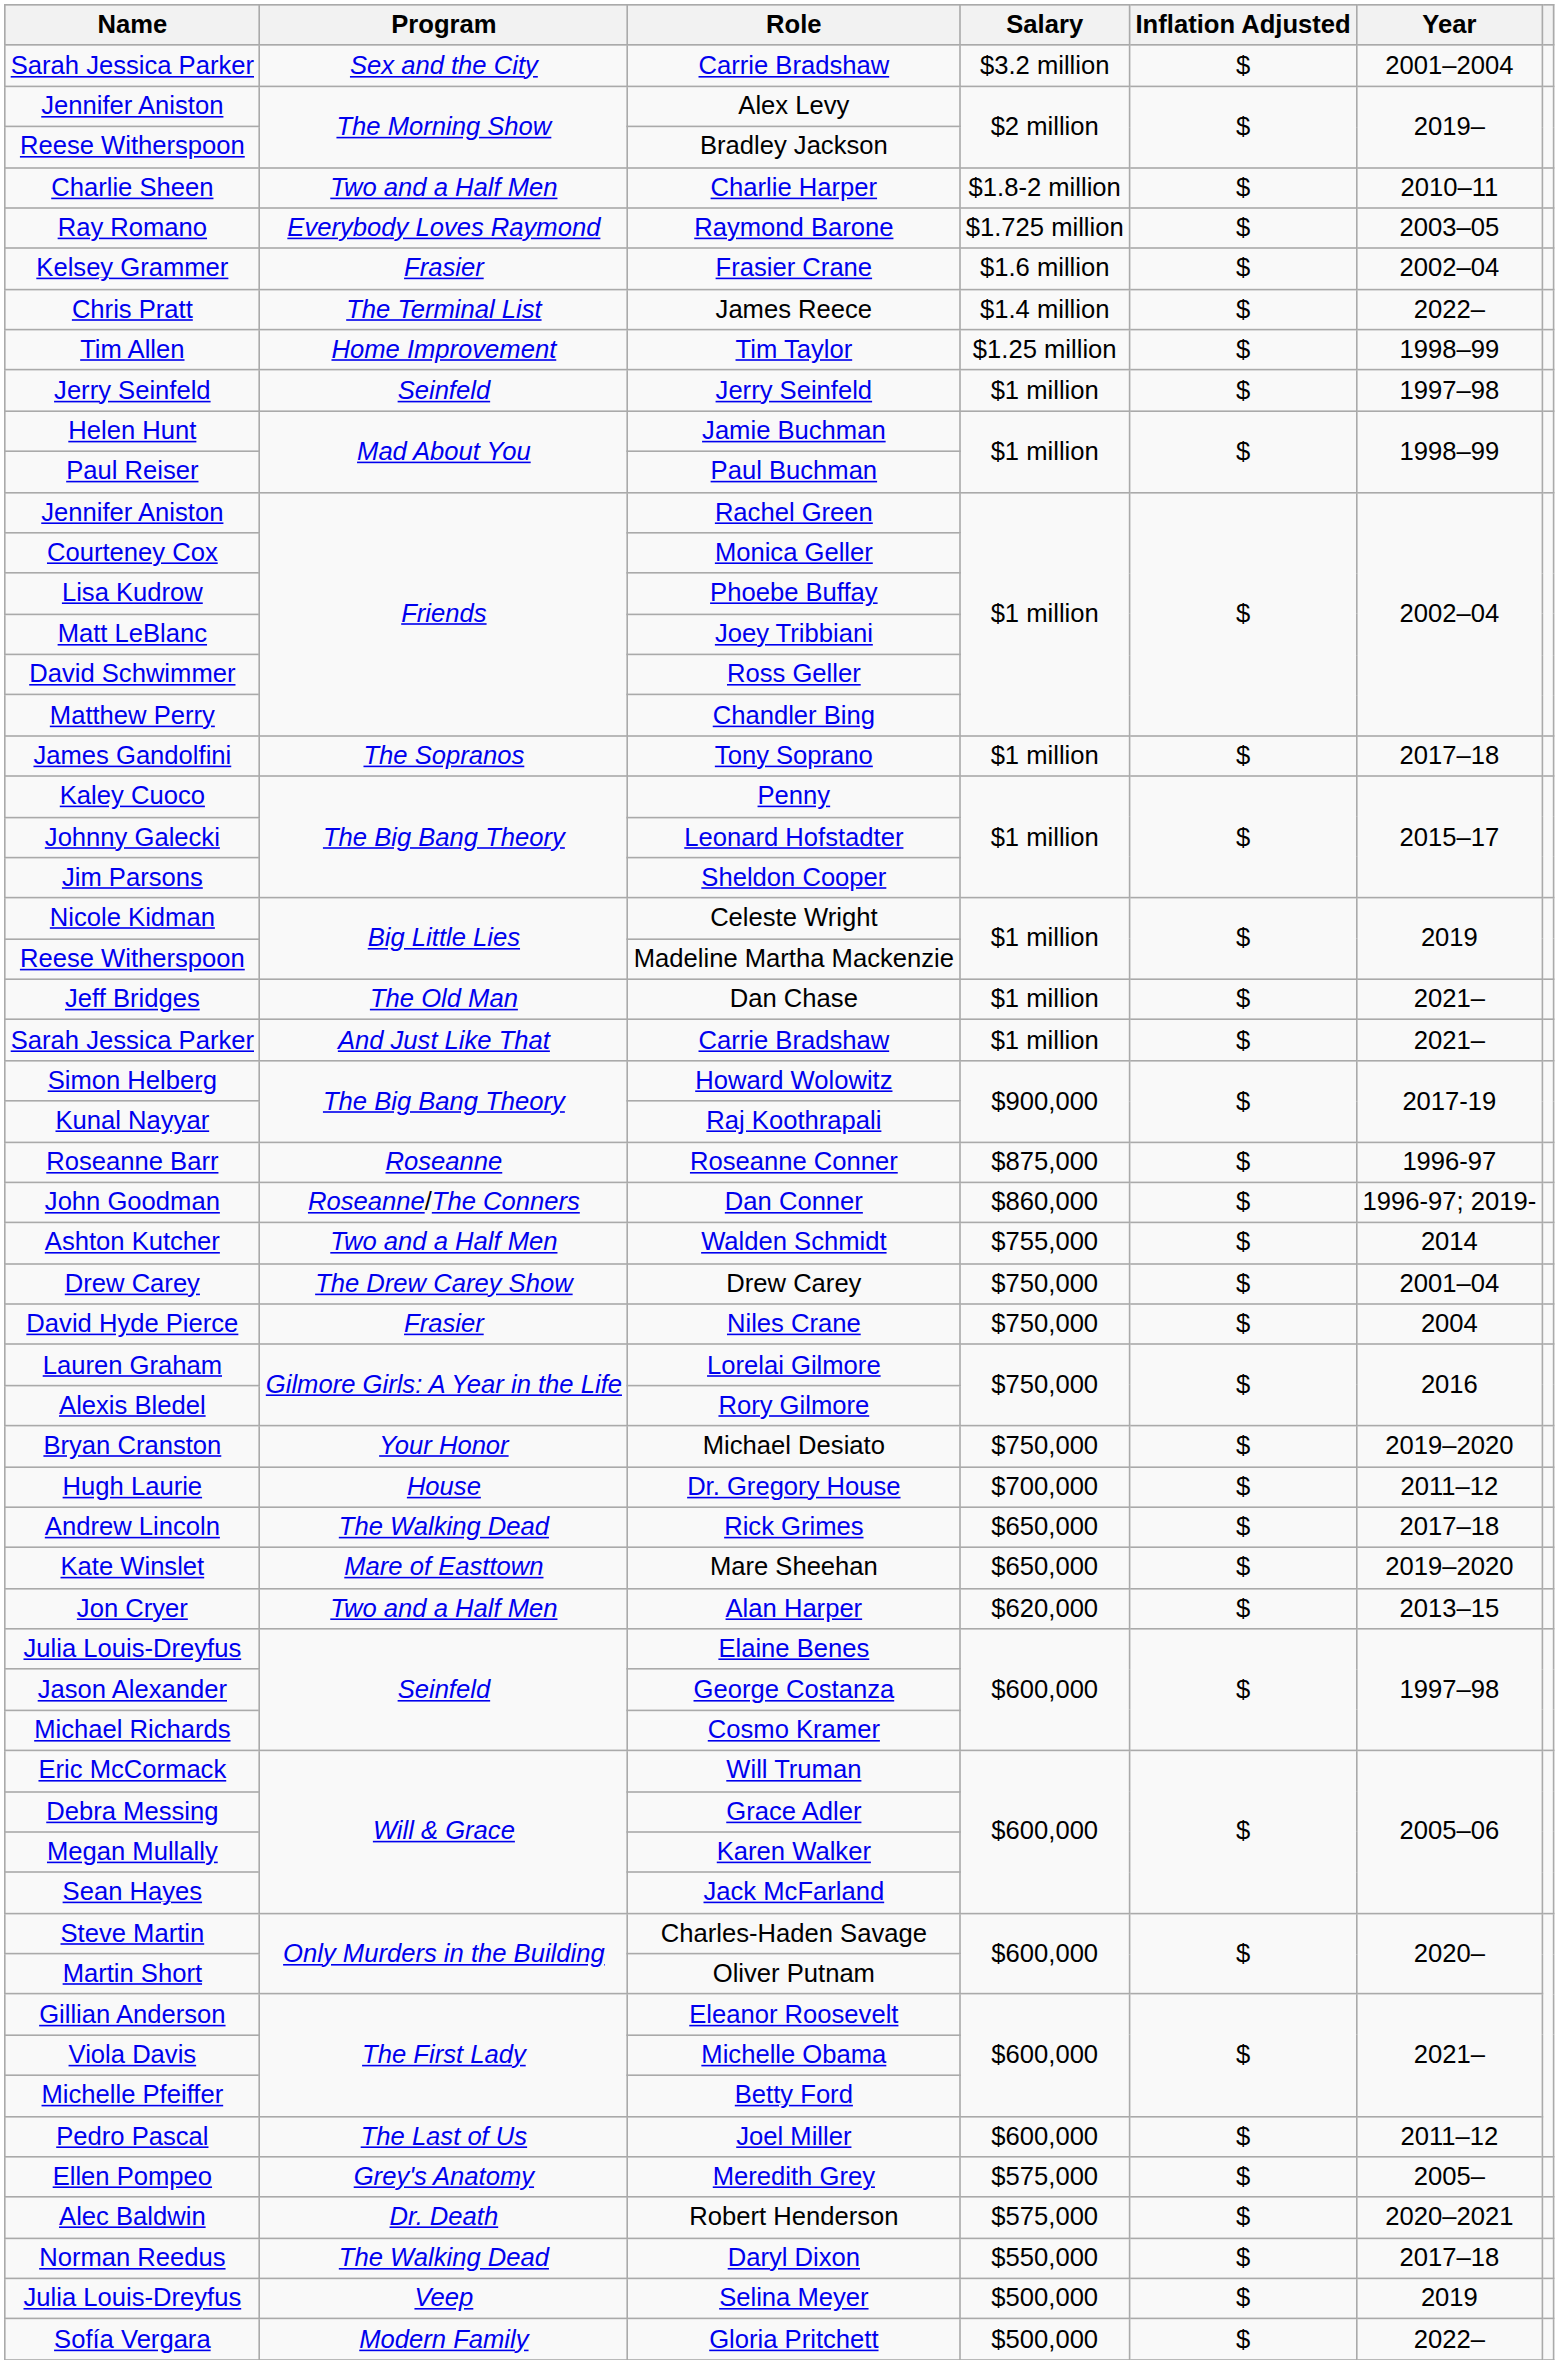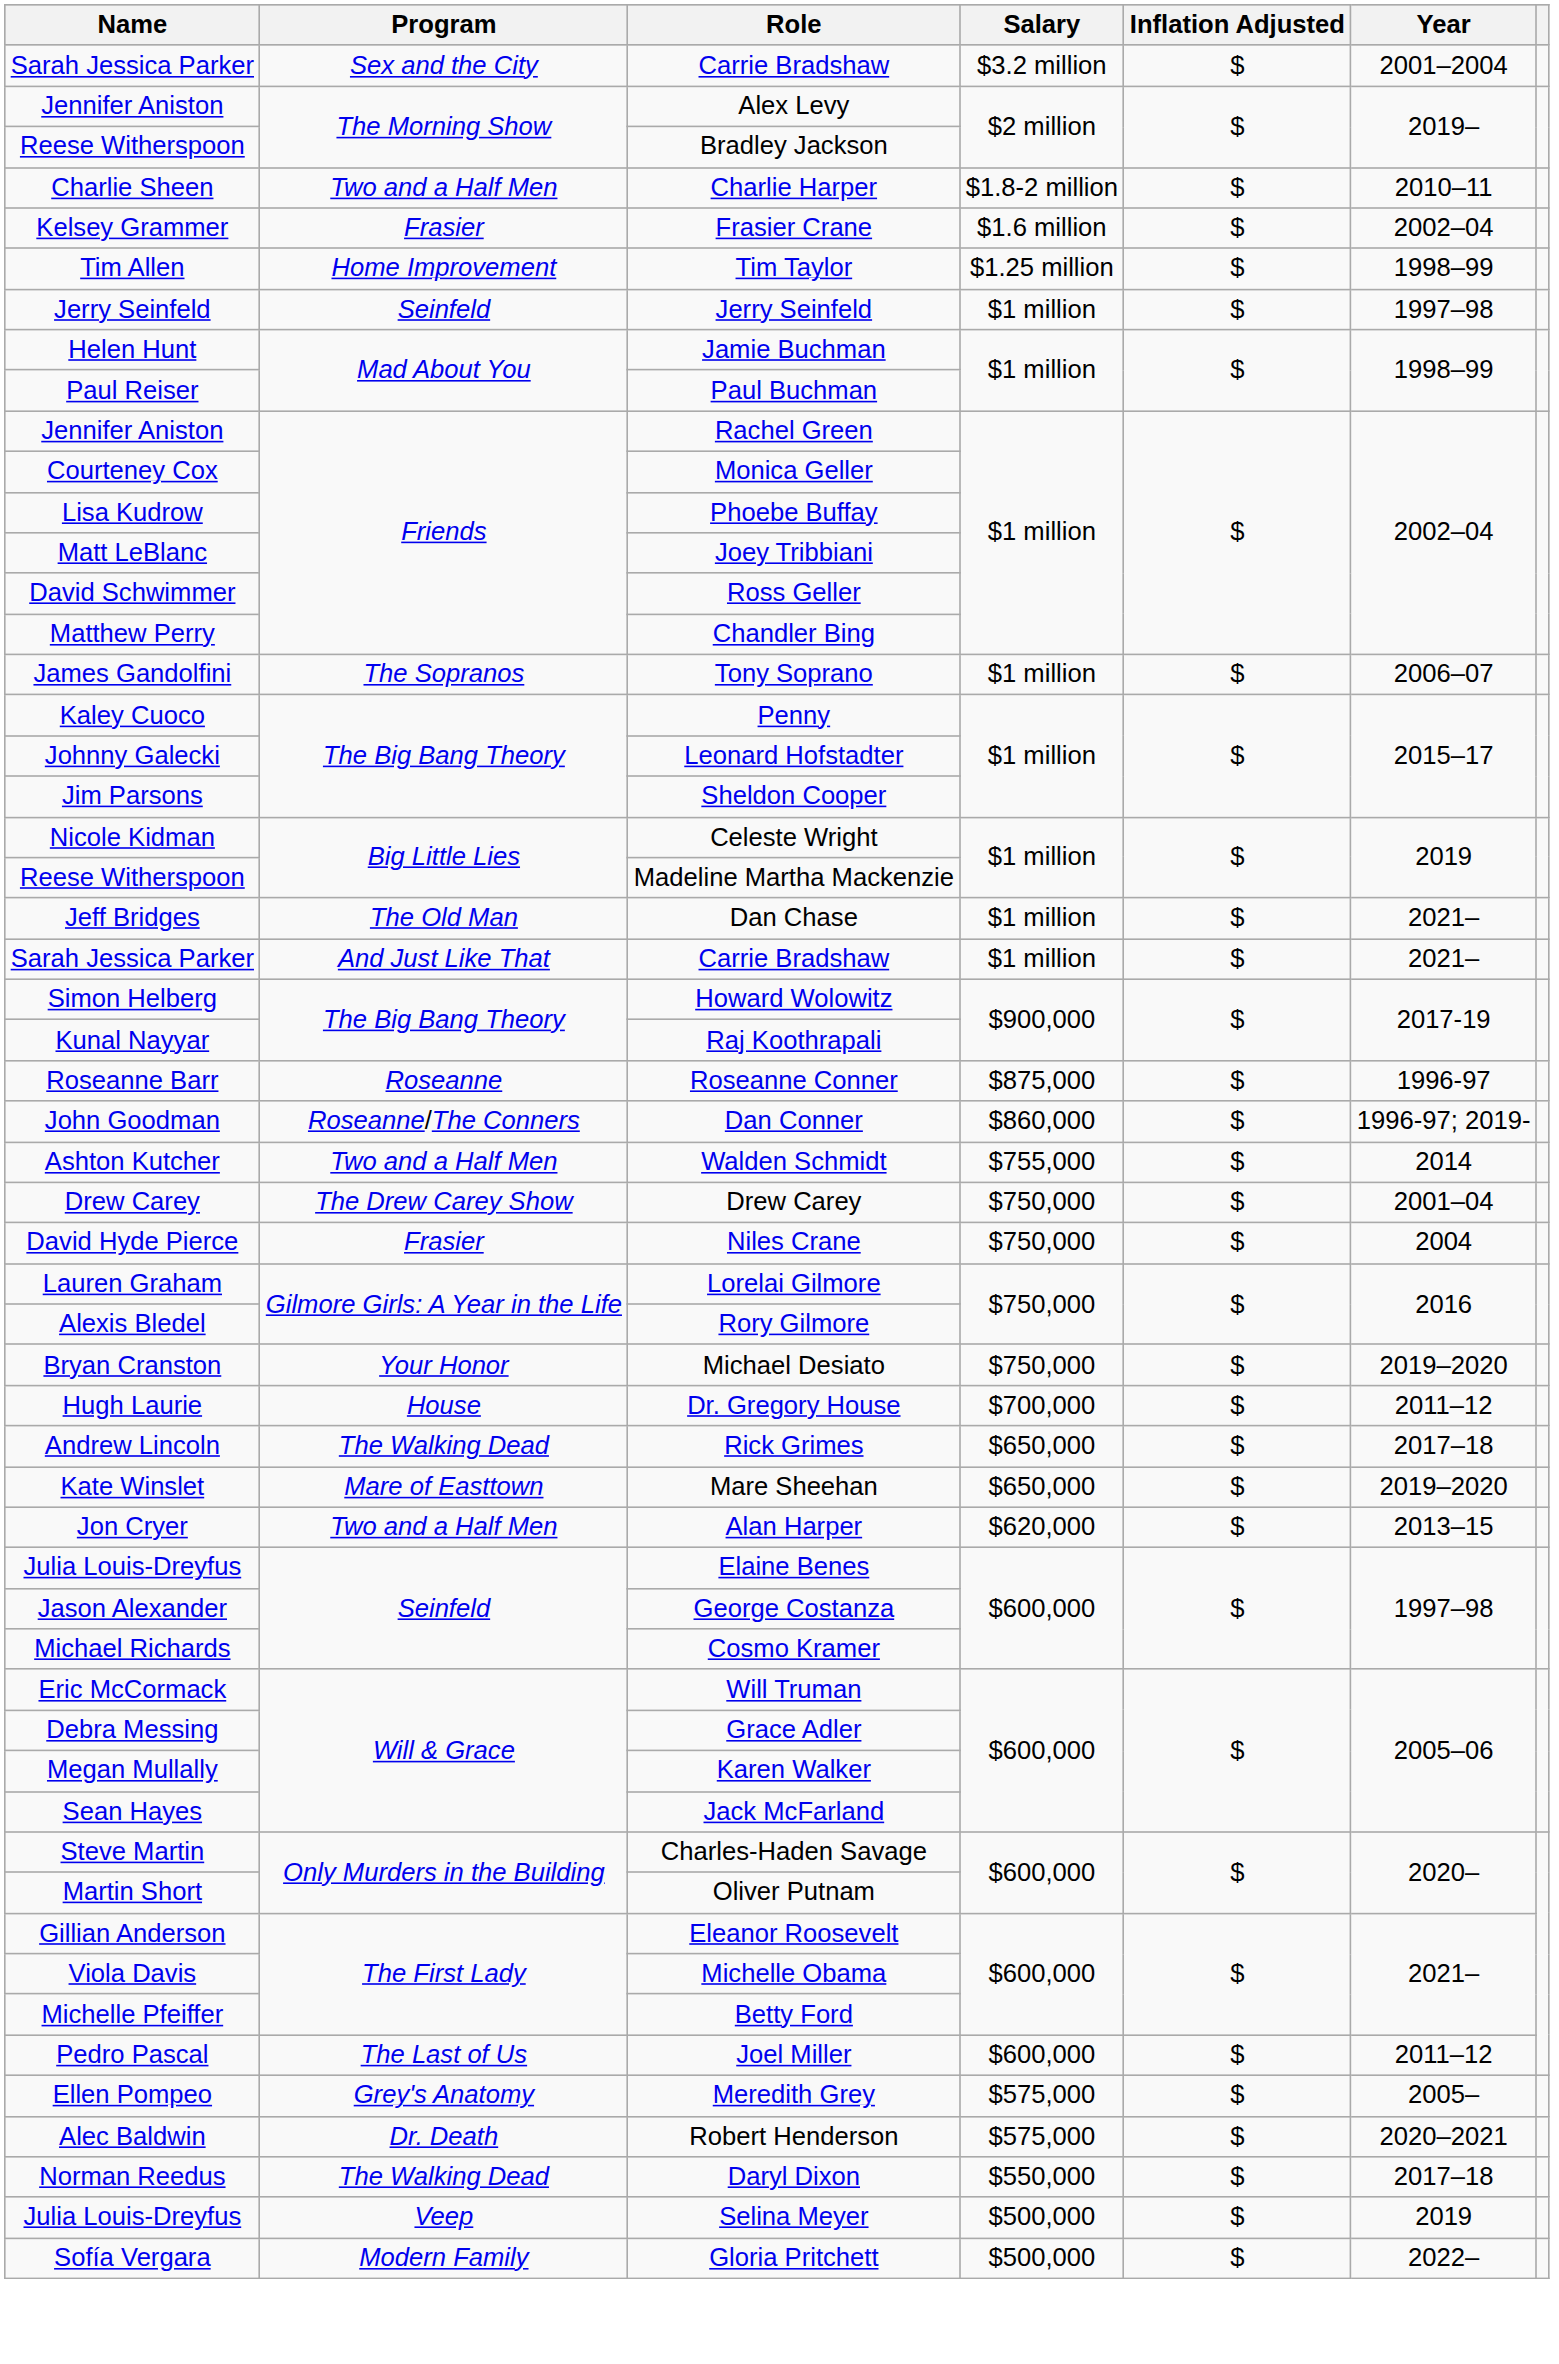- row: (444, 227)
- row: (444, 308)
(1449, 755) 2017–18 -> (1444, 674) 2006–07
